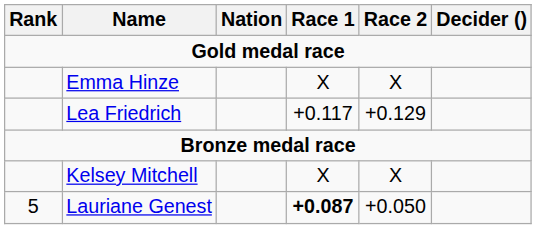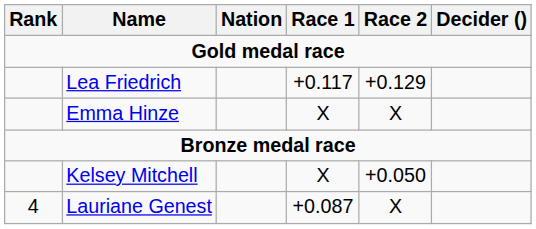rows swapped: (123, 82) <-> (124, 113)
(395, 176) X -> (395, 176) +0.050
(33, 207) 5 -> (33, 207) 4
(323, 207) bold -> (323, 207) normal
(395, 207) +0.050 -> (395, 207) X
